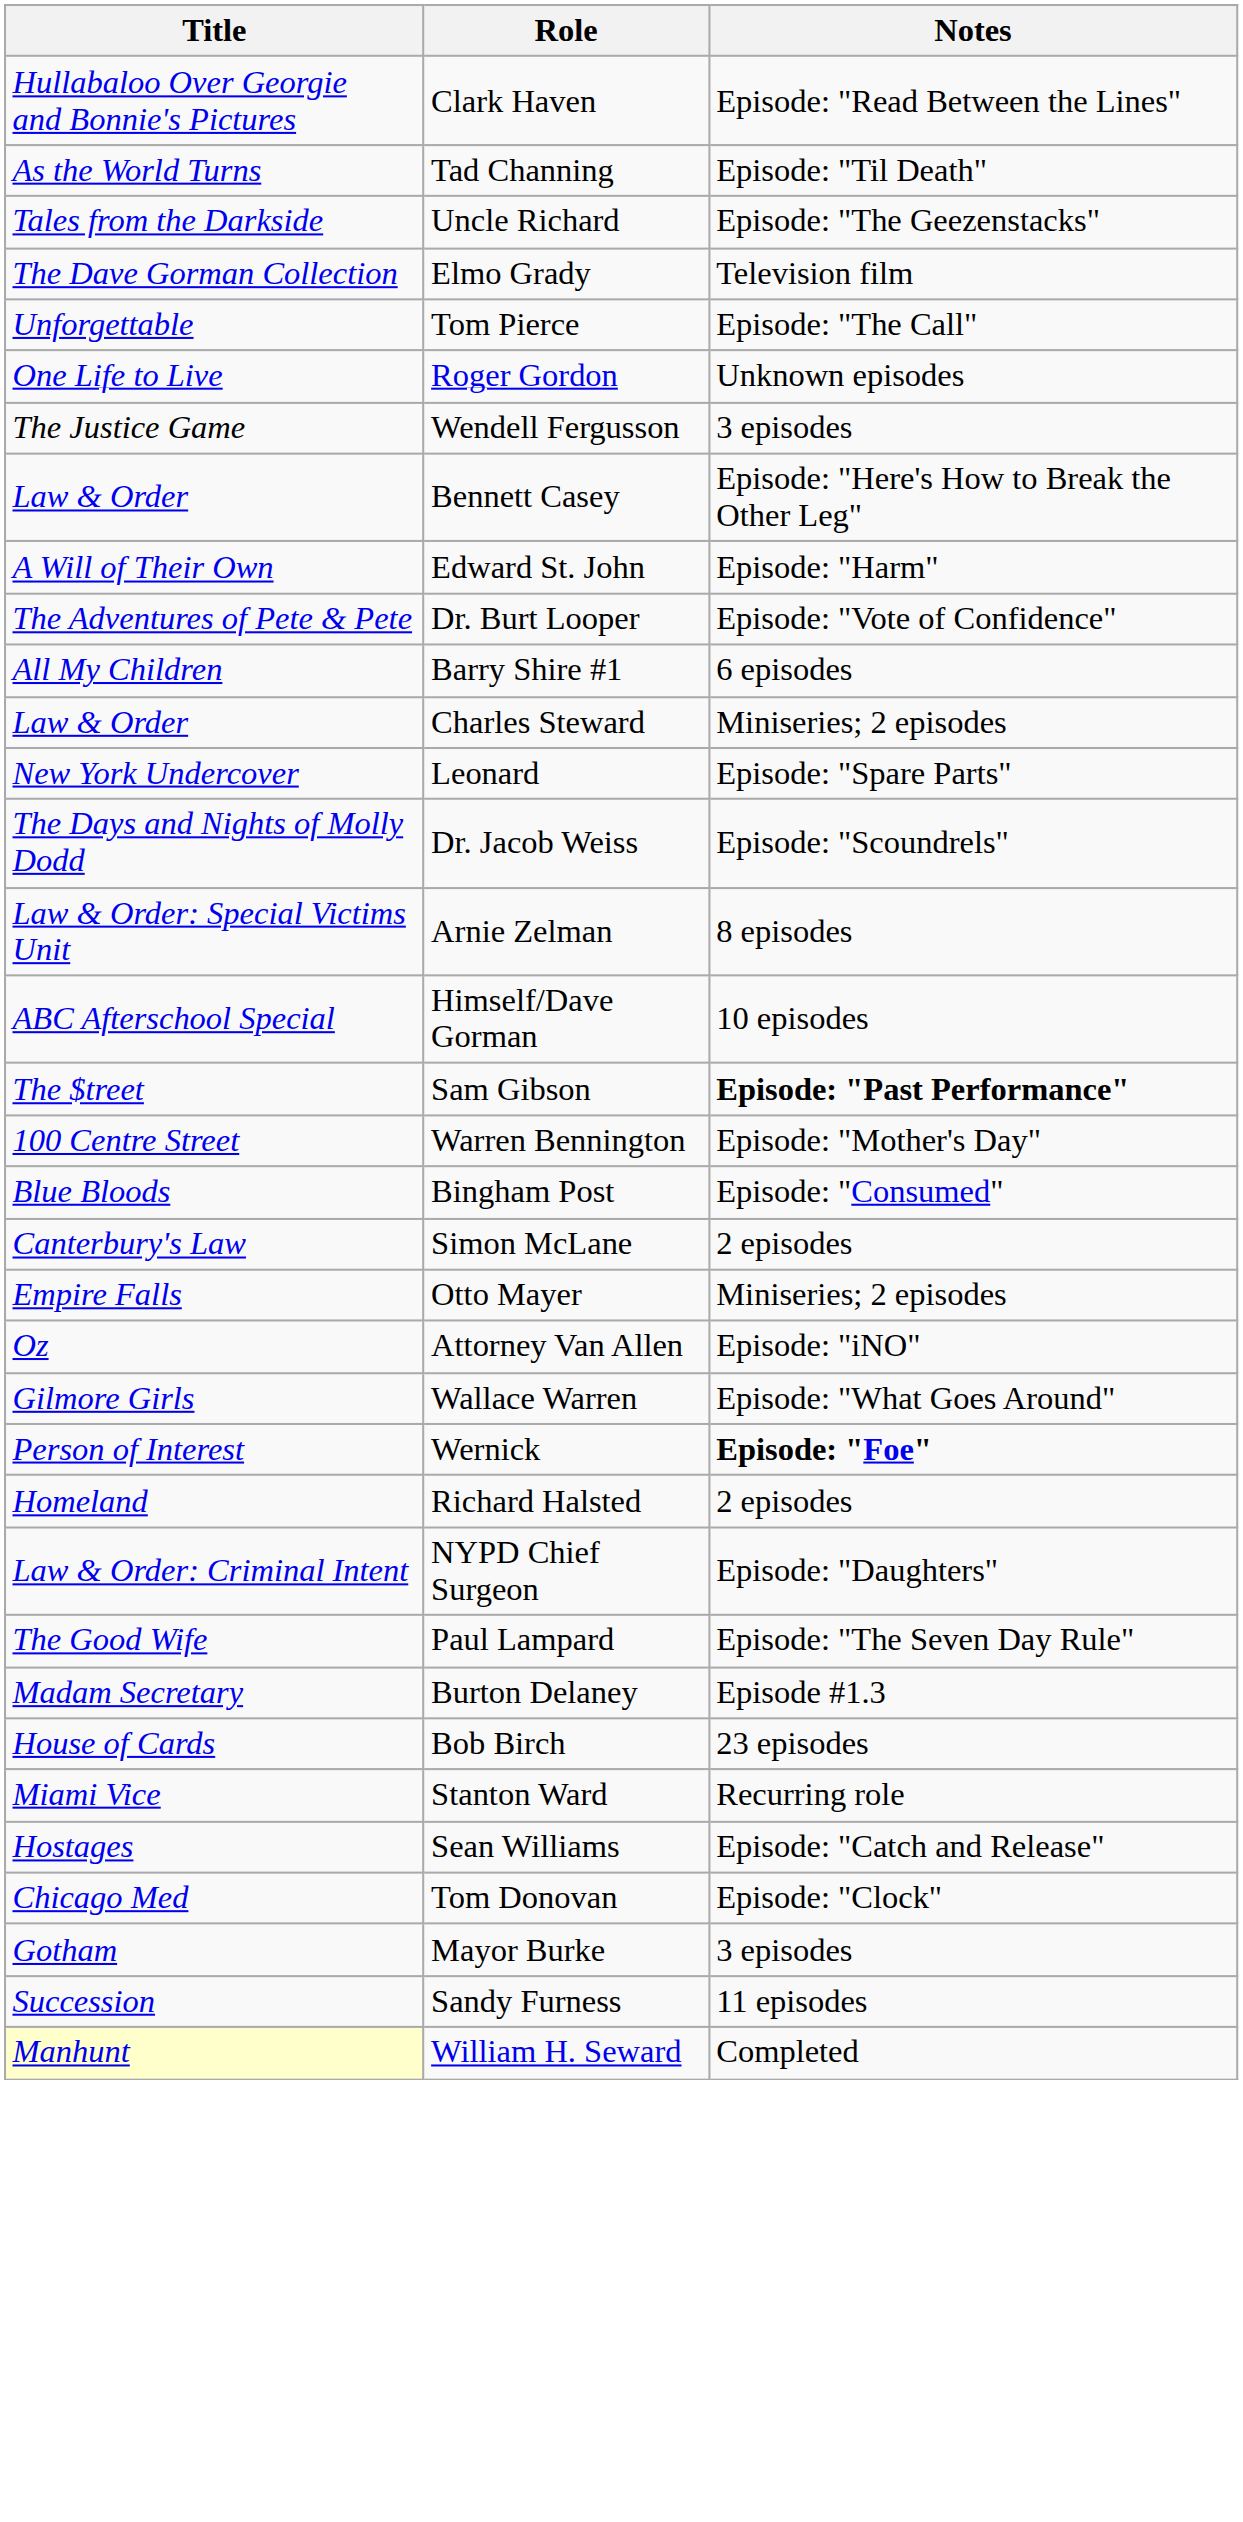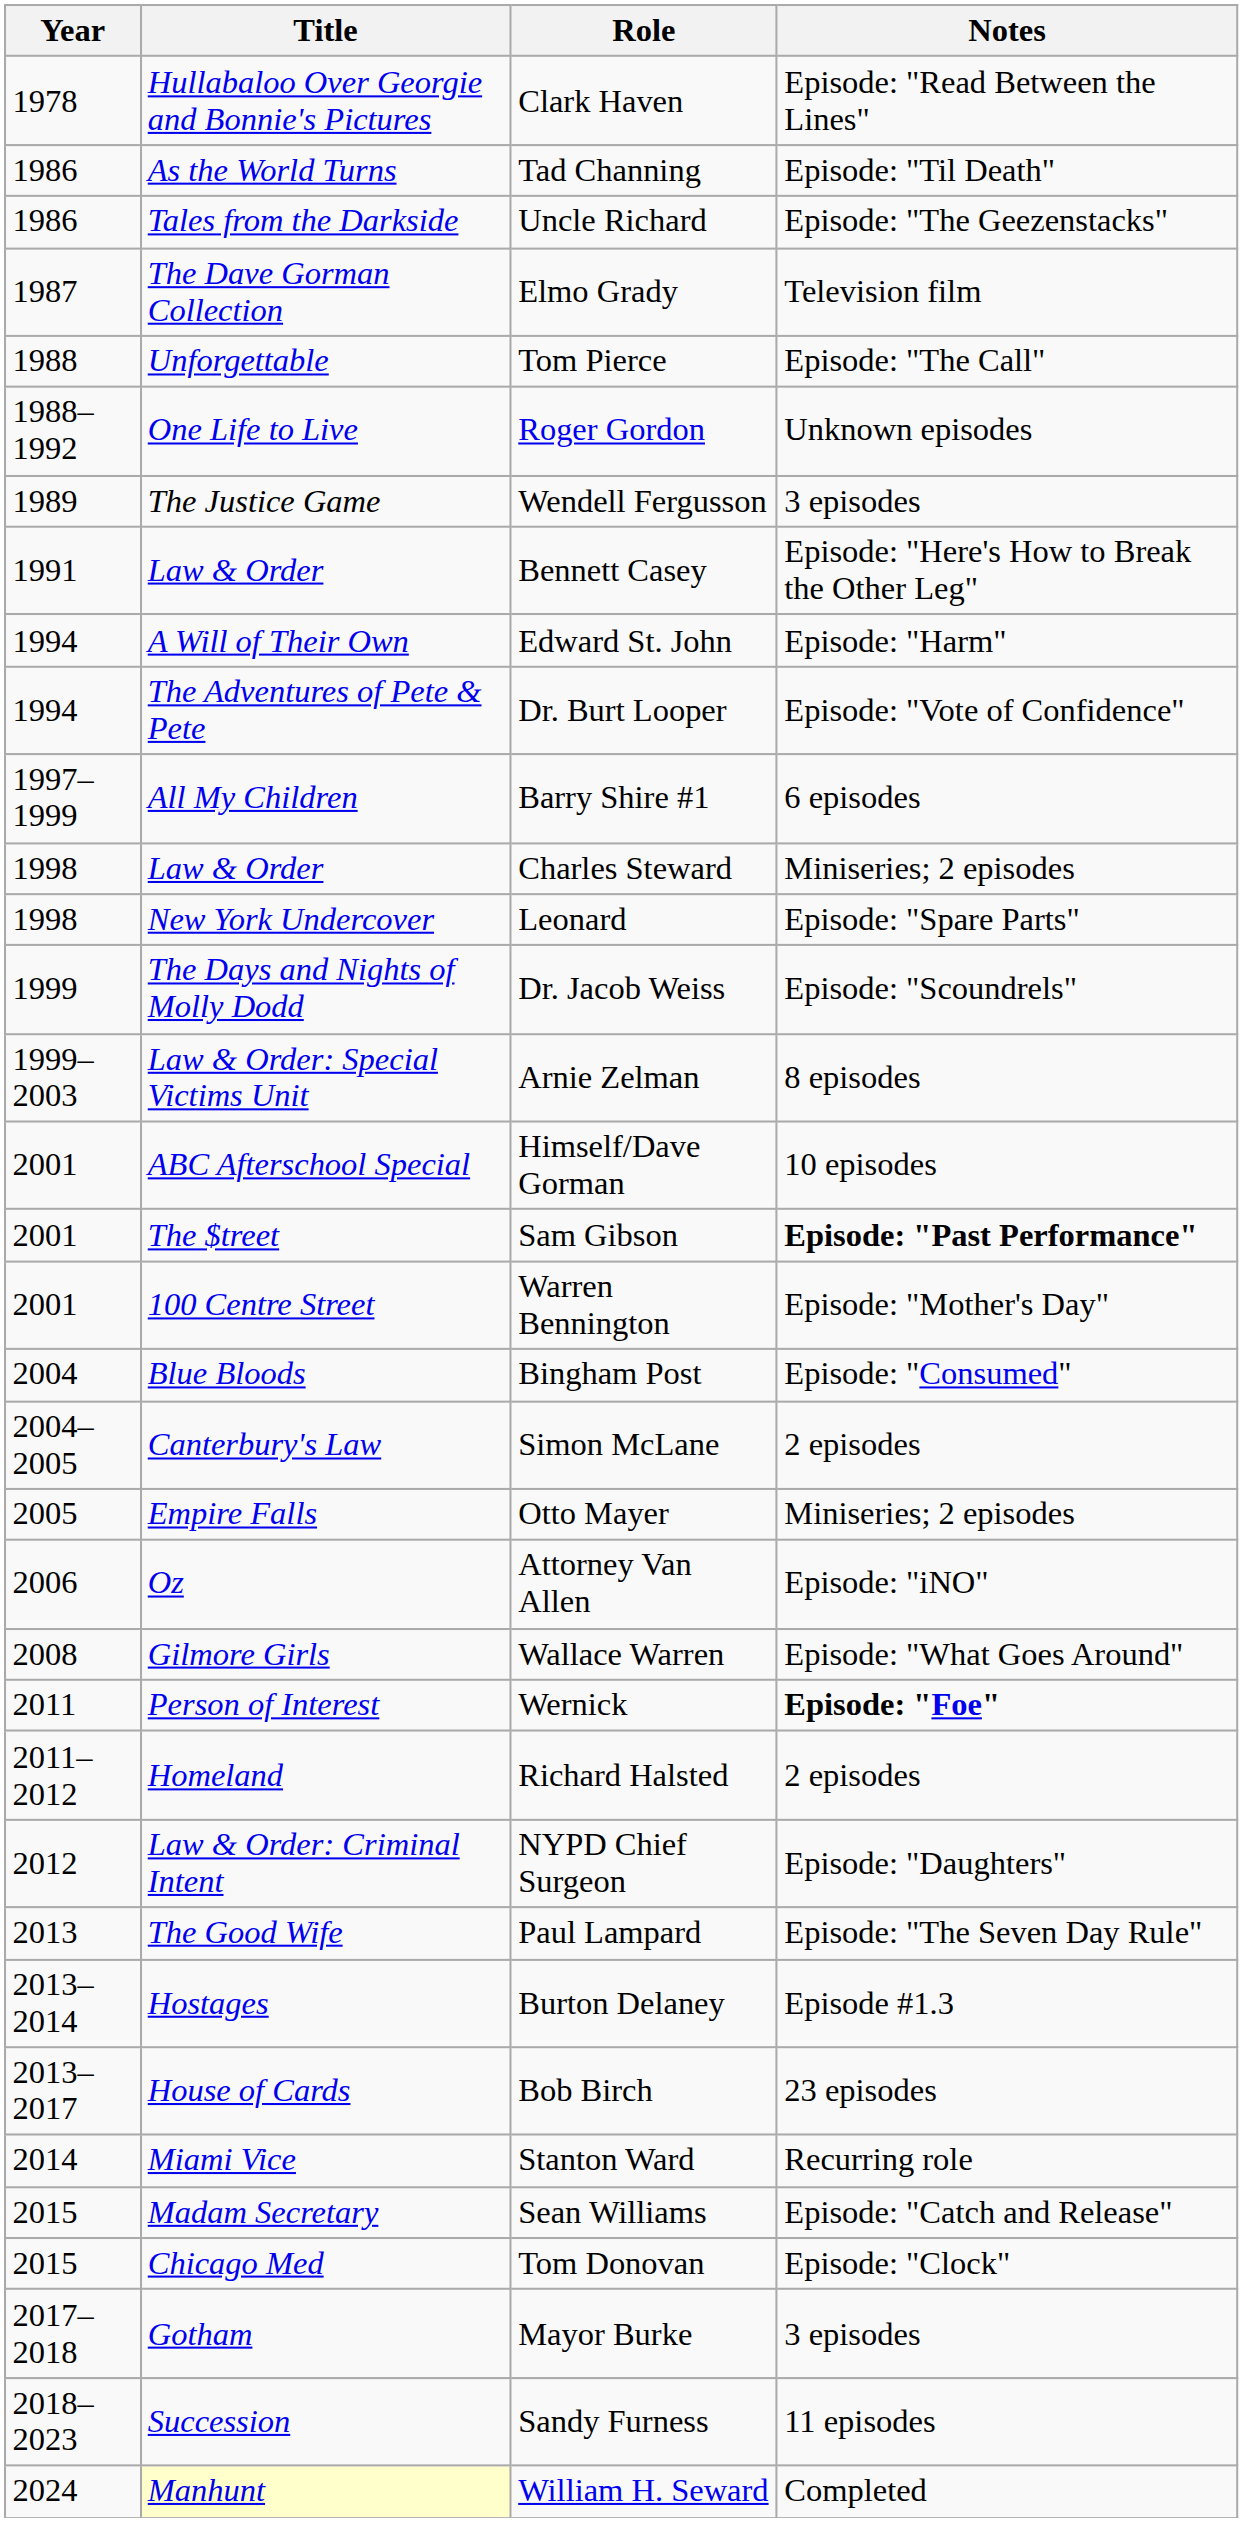+ column: (73, 30)
(128, 1691) Madam Secretary -> (208, 2002) Hostages
(73, 1846) Hostages -> (263, 2211) Madam Secretary
